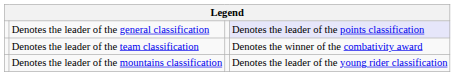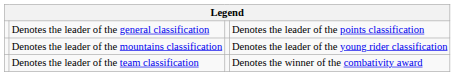(328, 29) lavender background -> (328, 29) no background
rows swapped: (117, 63) <-> (105, 46)
